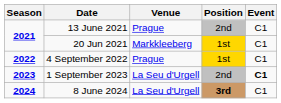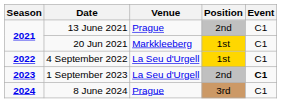(148, 59) Prague -> (166, 59) La Seu d'Urgell
(166, 91) La Seu d'Urgell -> (148, 91) Prague
(223, 91) bold -> (223, 91) normal
